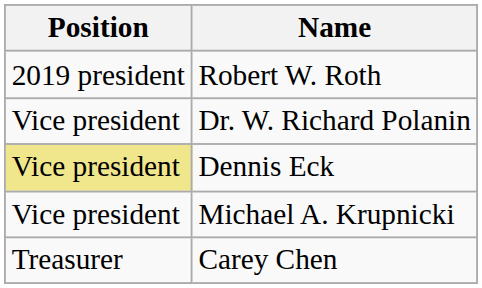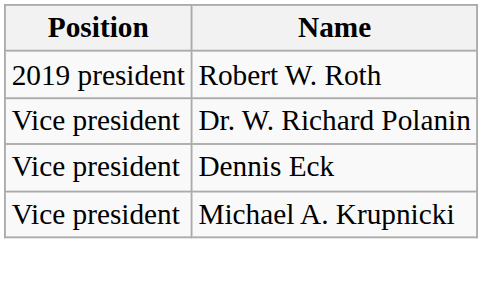(96, 167) khaki background -> (96, 167) no background
- row: (268, 259)
